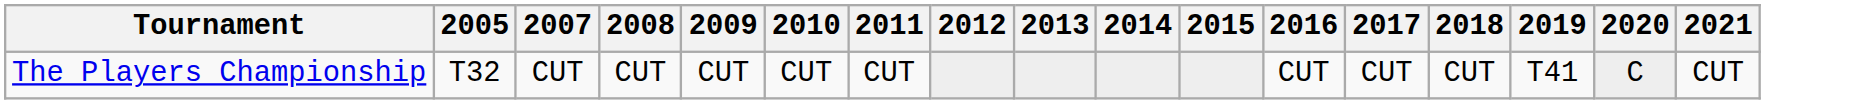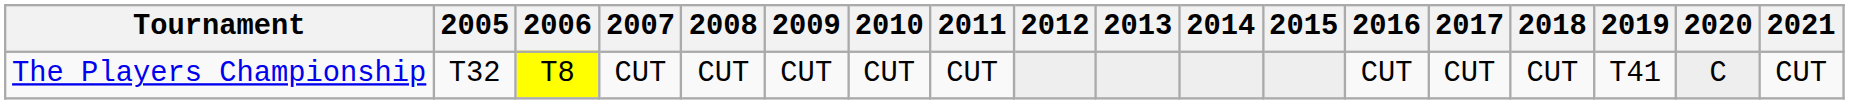+ column: (558, 29)
